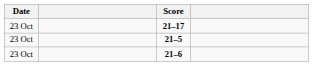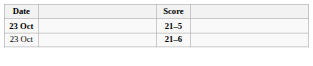- row: (173, 26)
(21, 40) normal -> (21, 26) bold
